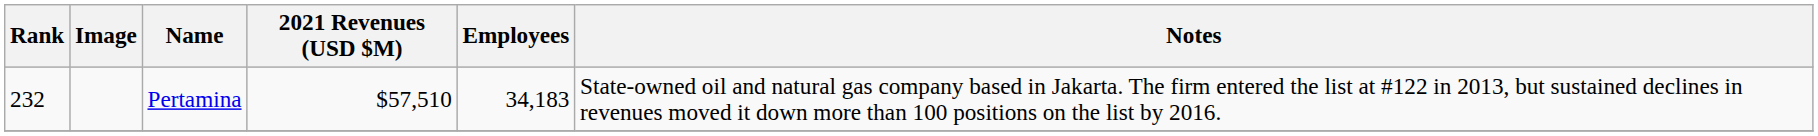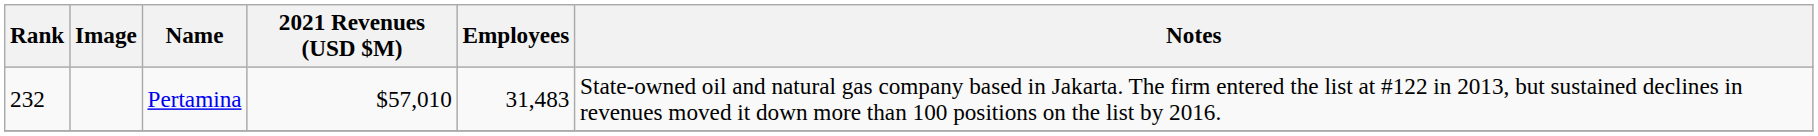(414, 98) $57,510 -> (414, 98) $57,010
(538, 98) 34,183 -> (538, 98) 31,483
